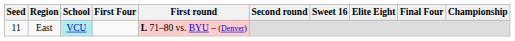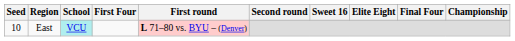(16, 28) 11 -> (16, 28) 10
